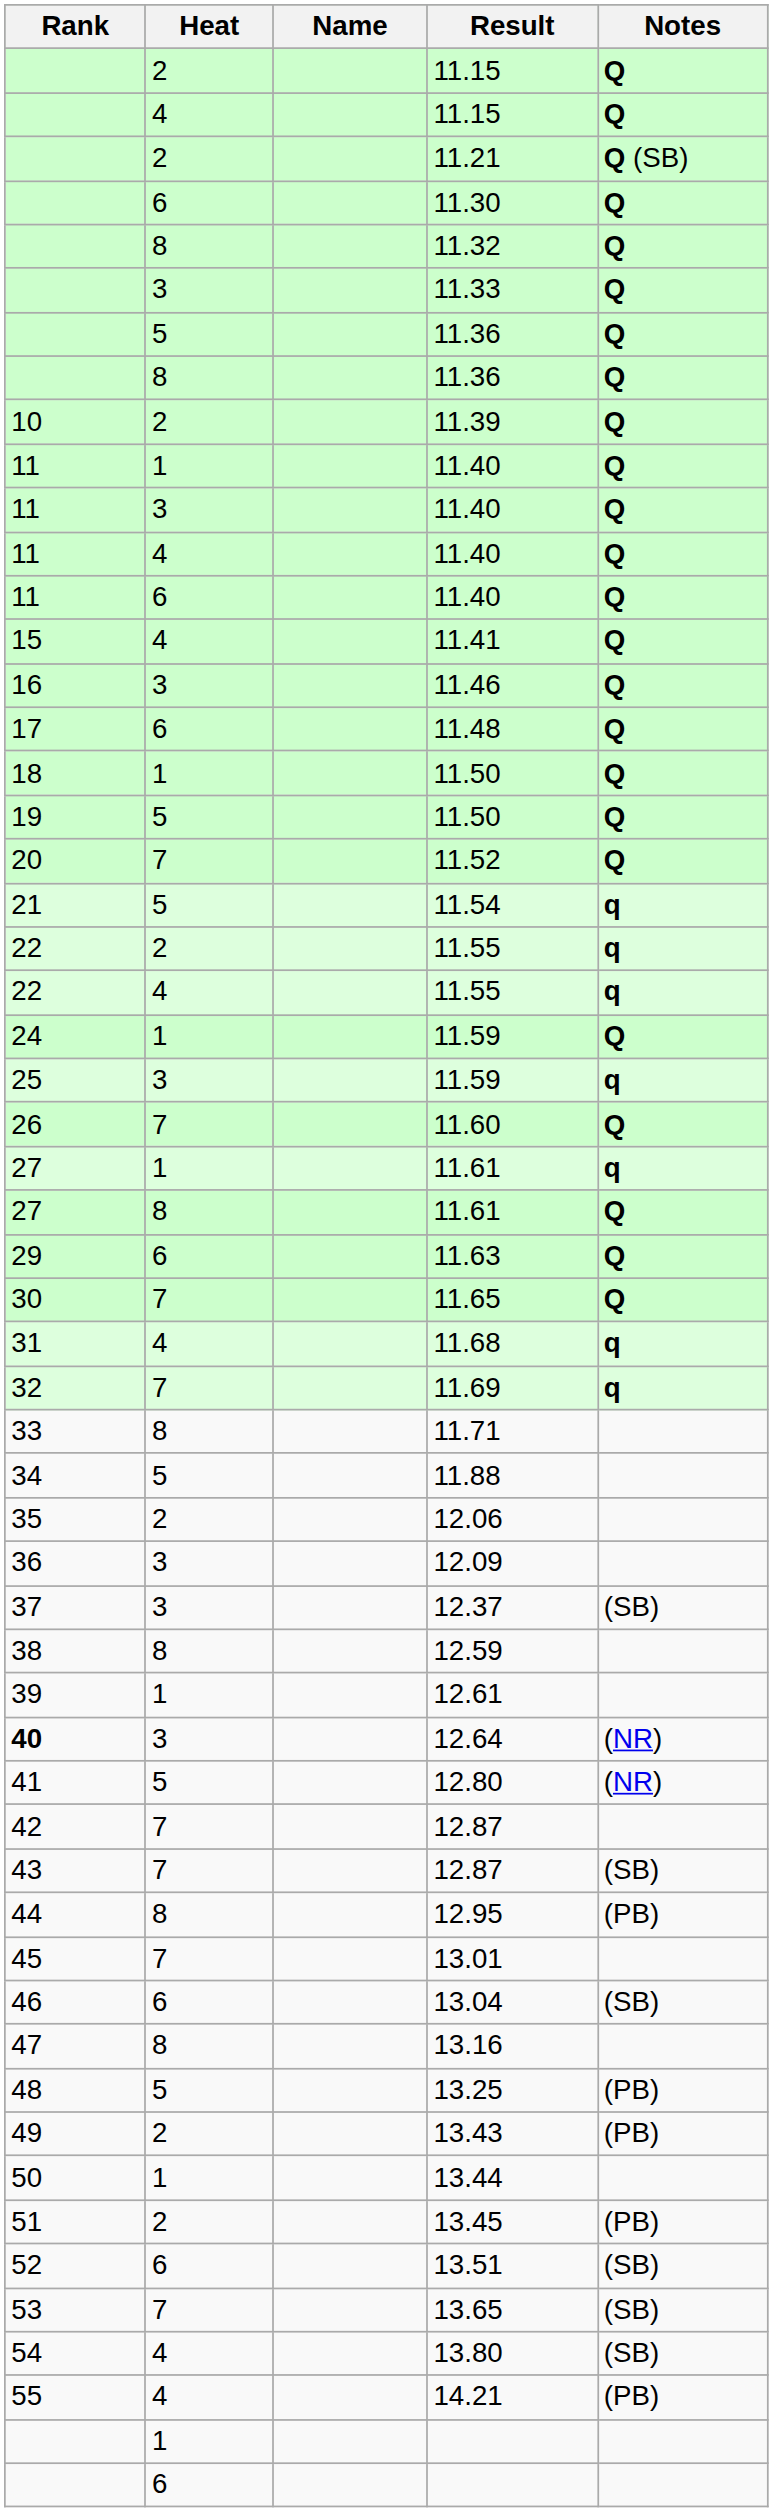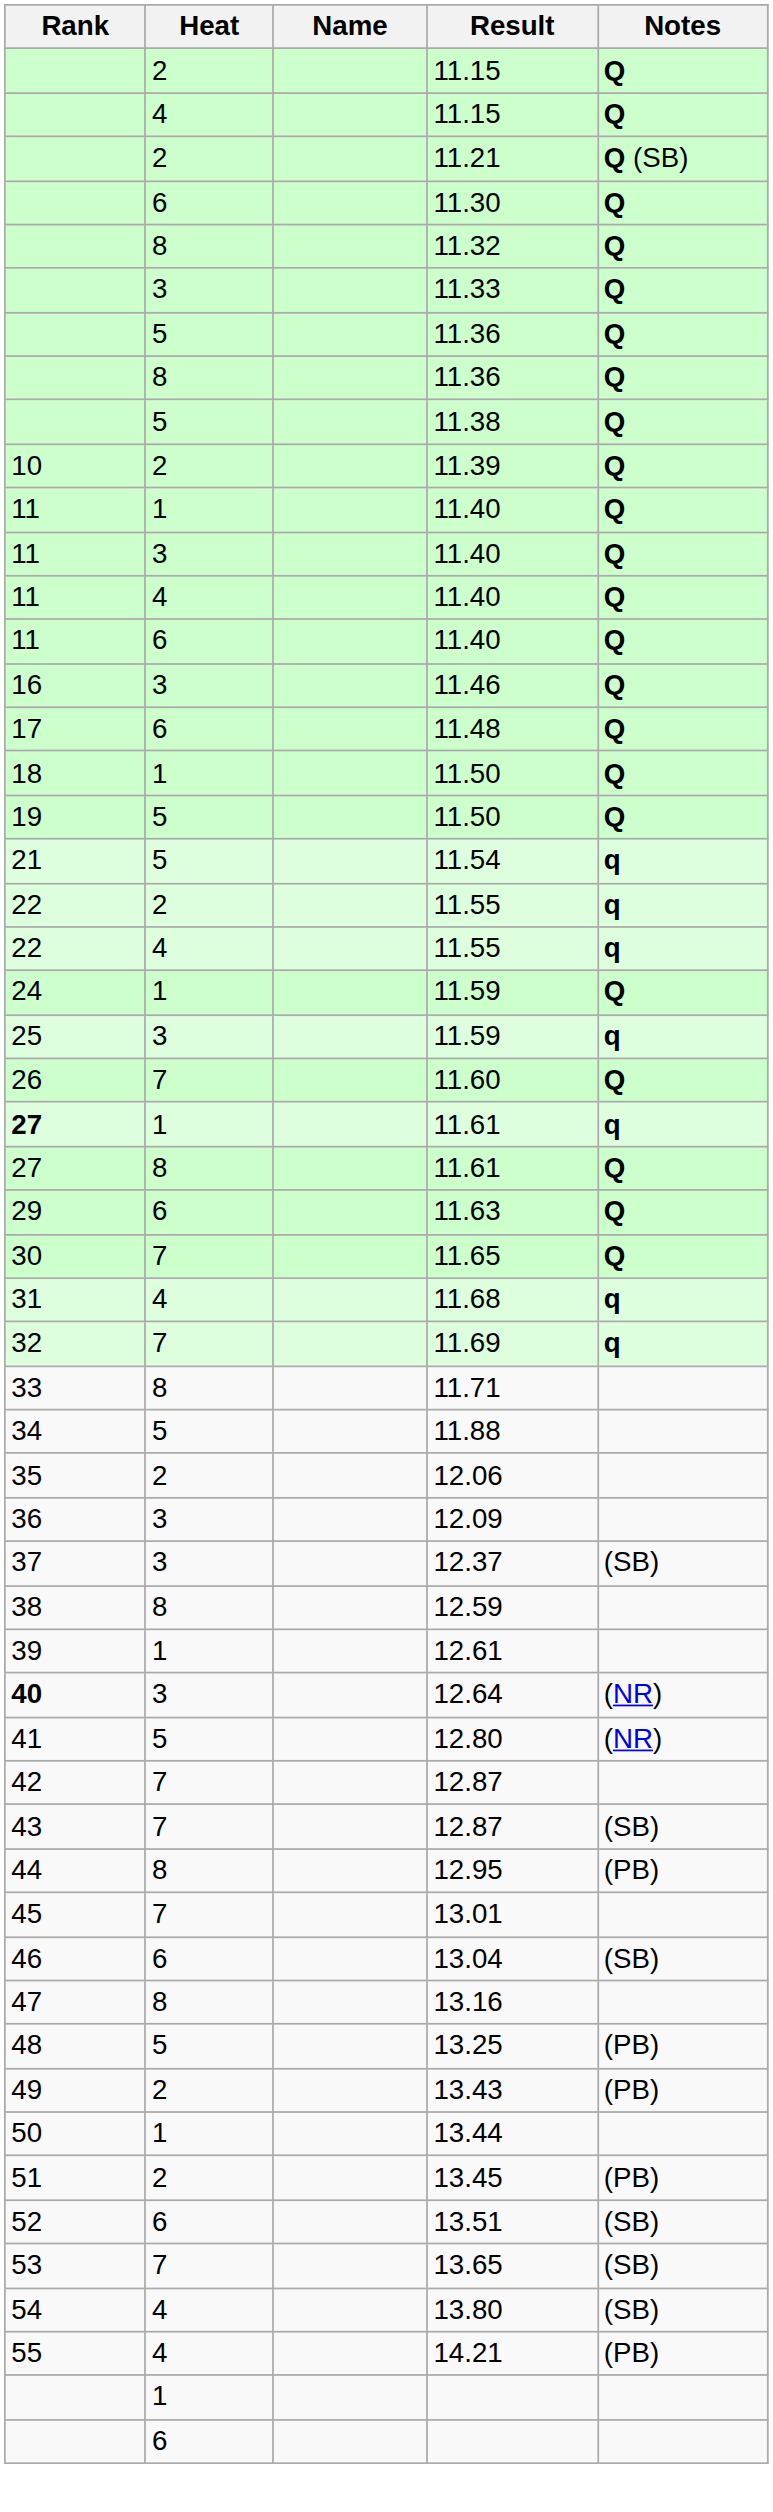+ row: (160, 421)
- row: (160, 641)
- row: (160, 860)
(27, 1167) normal -> (27, 1123) bold
